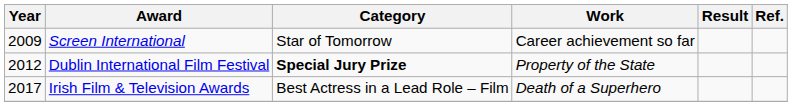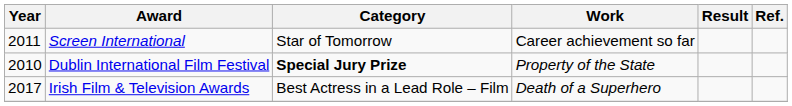(25, 40) 2009 -> (24, 40) 2011
(25, 64) 2012 -> (25, 64) 2010
